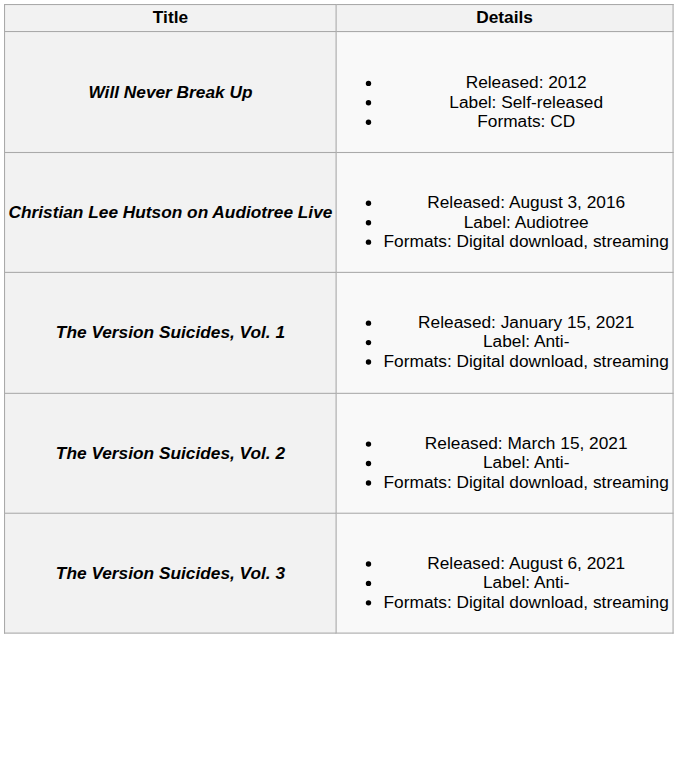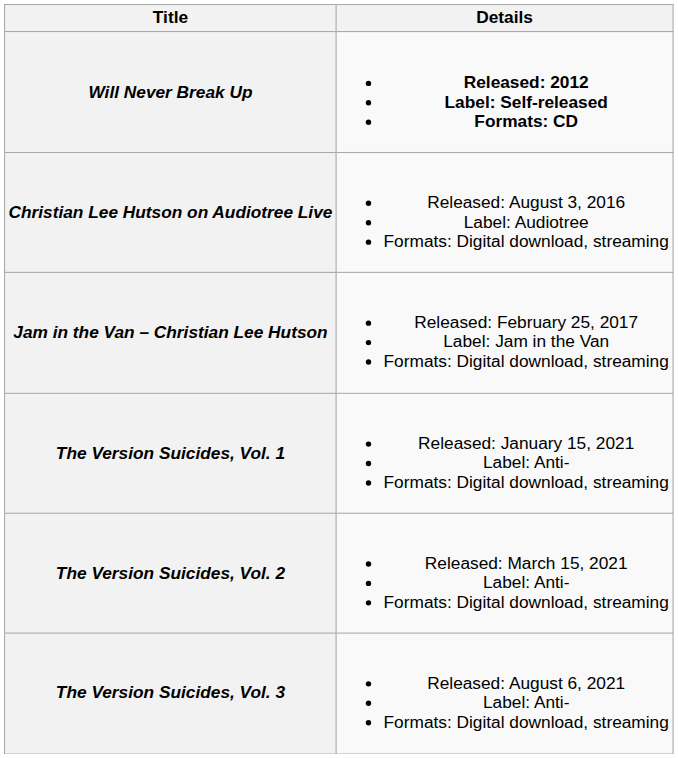(505, 102) normal -> (505, 102) bold
+ row: (170, 332)
